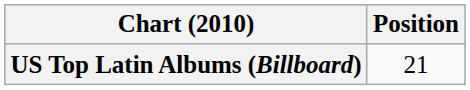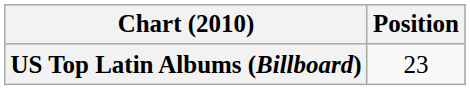(416, 63) 21 -> (416, 63) 23
